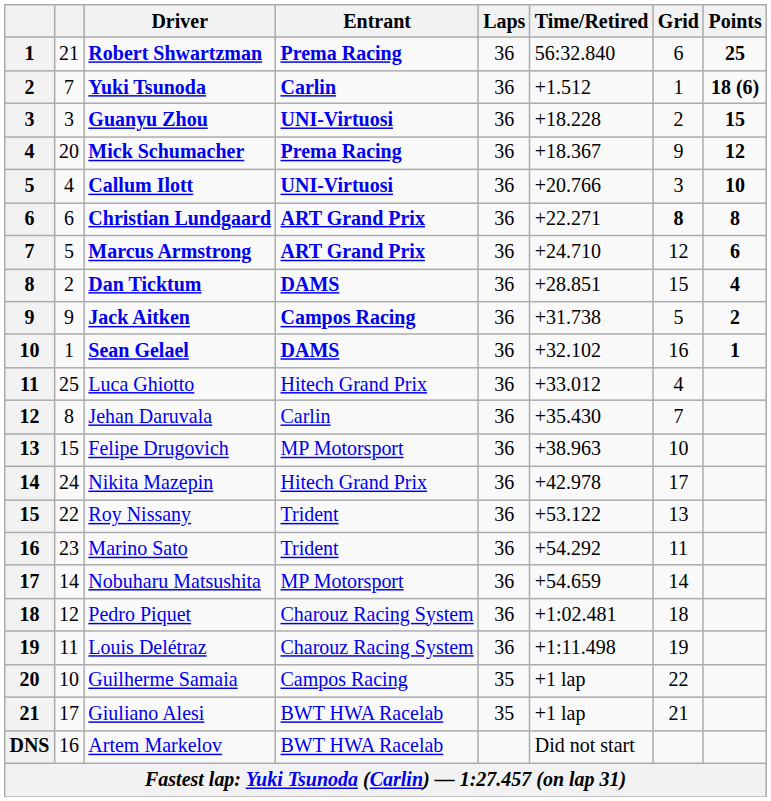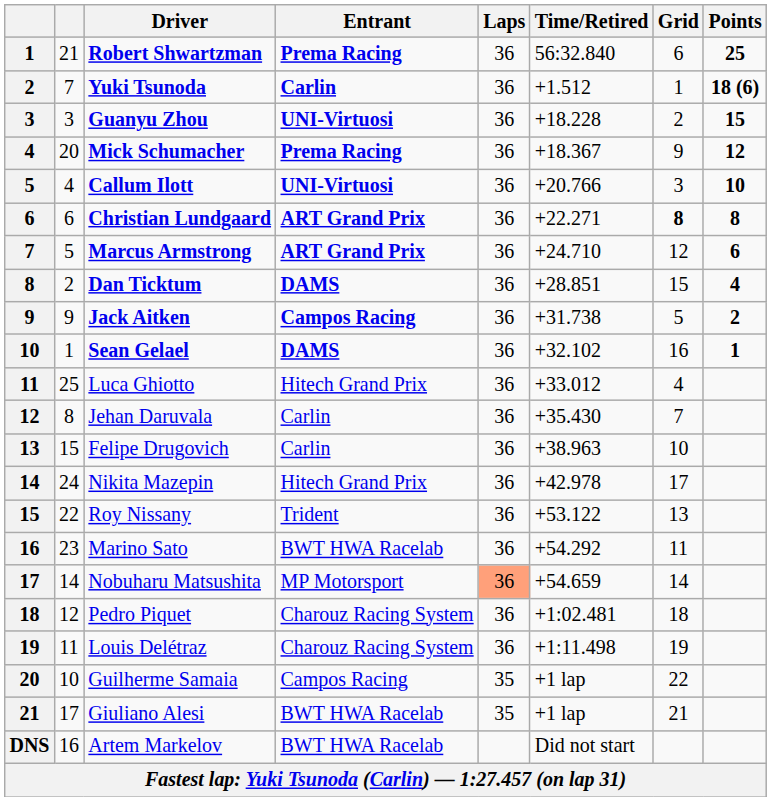(342, 449) MP Motorsport -> (305, 449) Carlin
(310, 548) Trident -> (362, 548) BWT HWA Racelab
(504, 581) no background -> (504, 581) lightsalmon background
